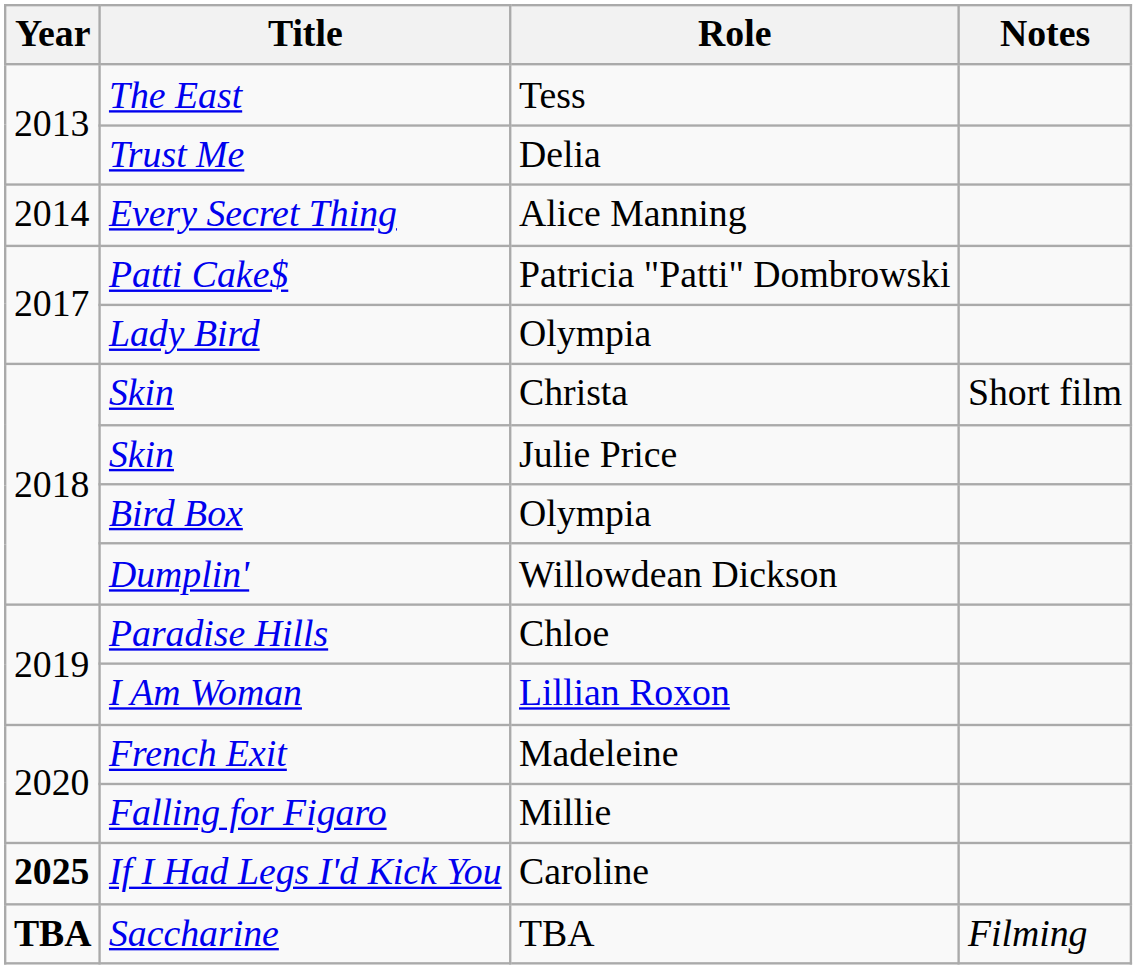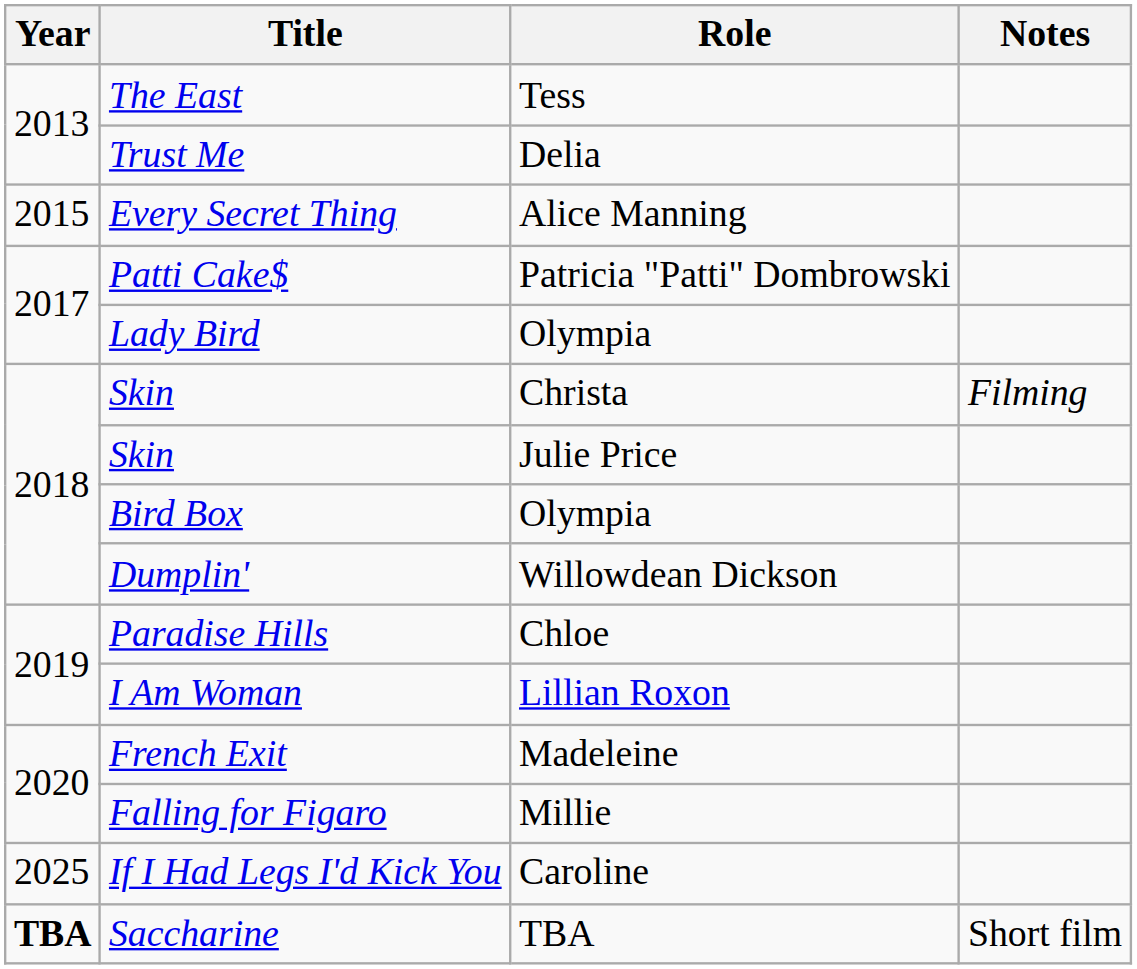(52, 214) 2014 -> (52, 214) 2015
(1045, 393) Short film -> (1028, 393) Filming
(52, 872) bold -> (52, 872) normal
(1028, 932) Filming -> (1045, 932) Short film
